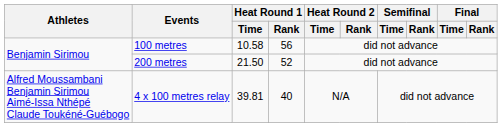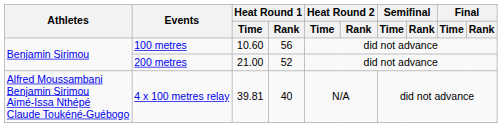(250, 46) 10.58 -> (250, 46) 10.60
(250, 63) 21.50 -> (250, 63) 21.00
